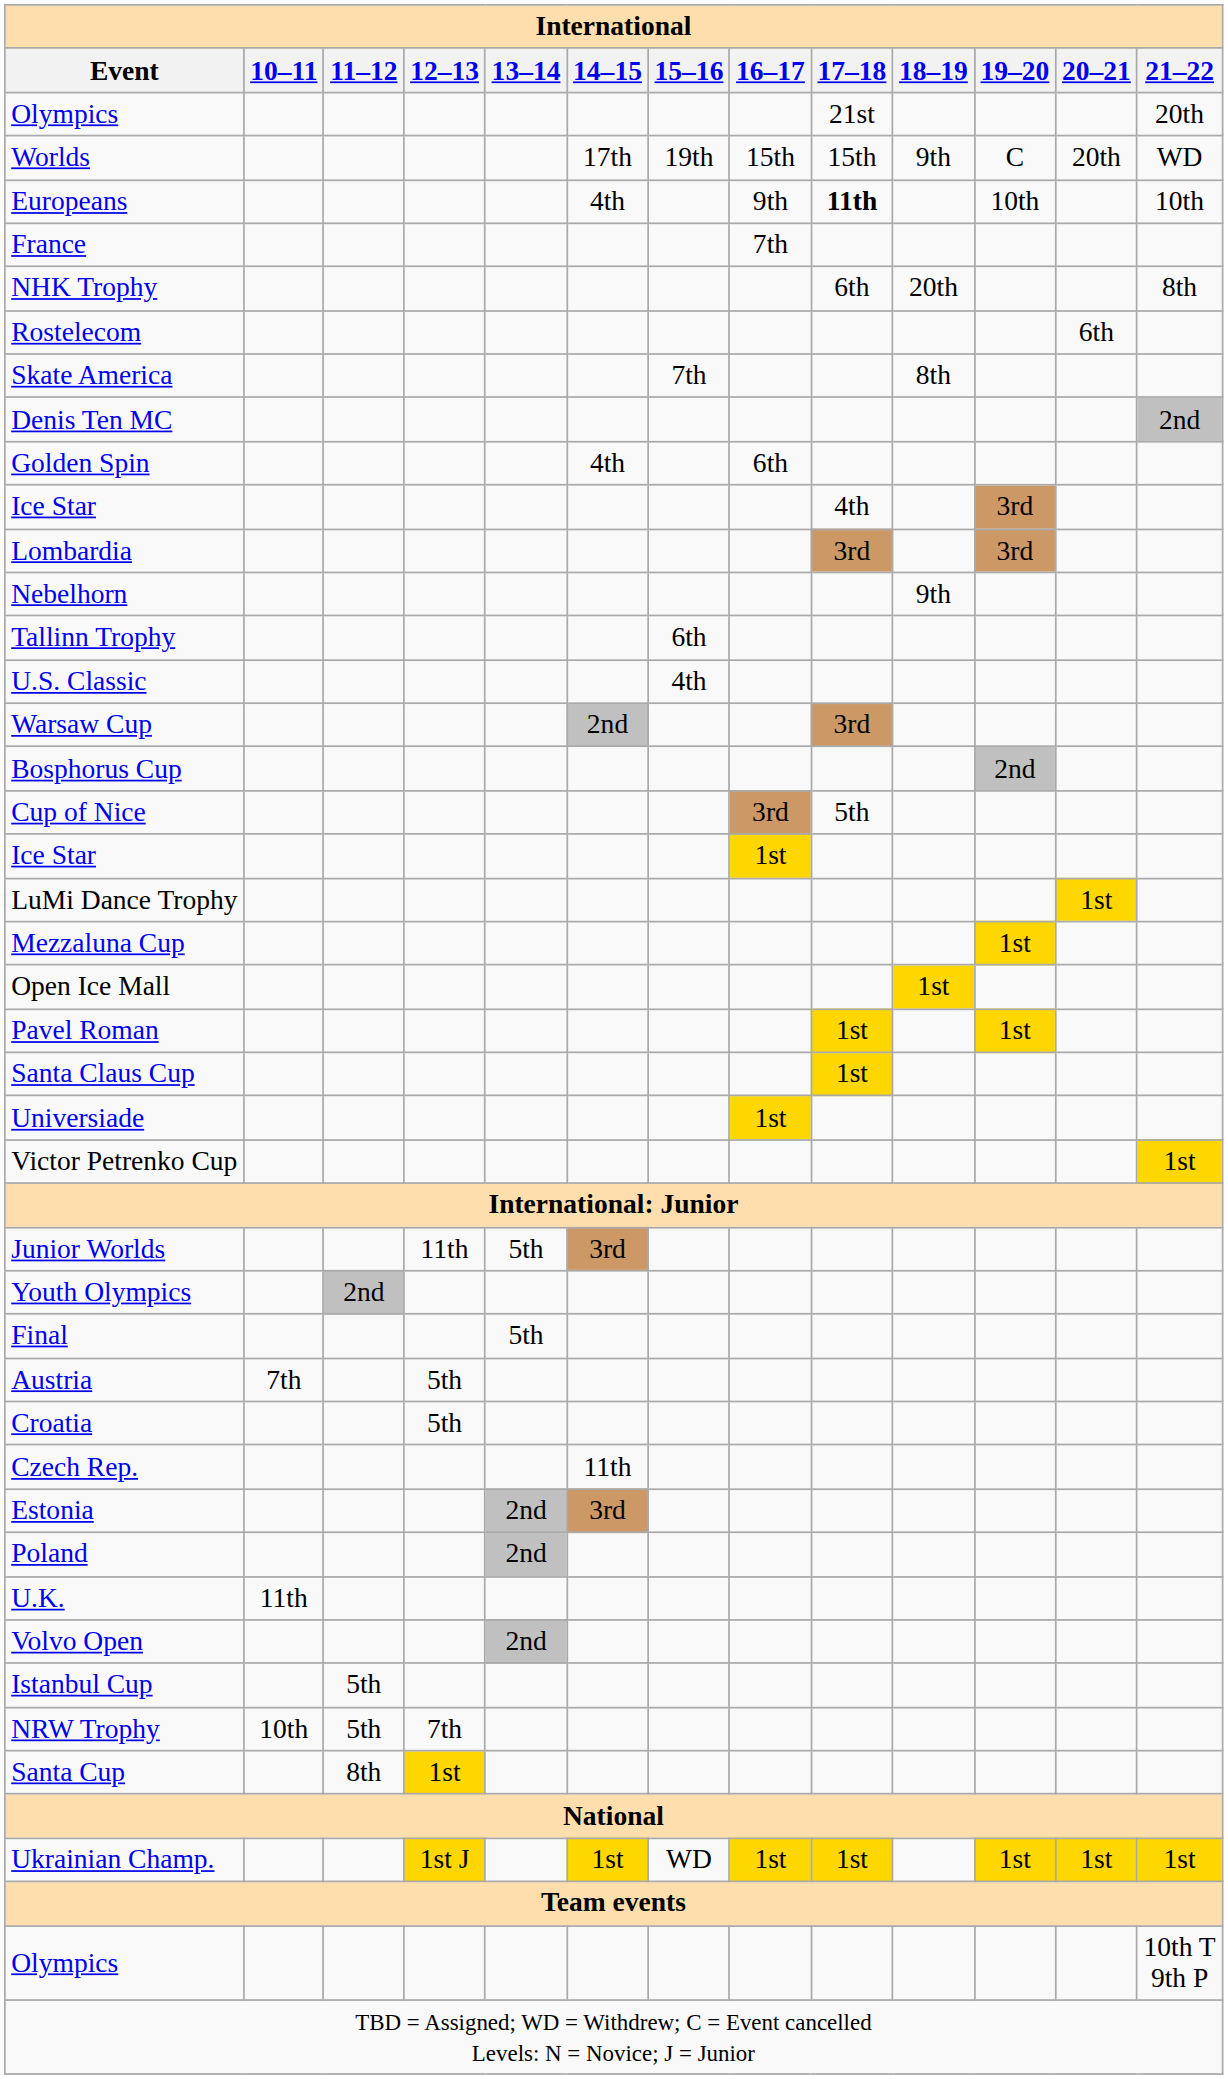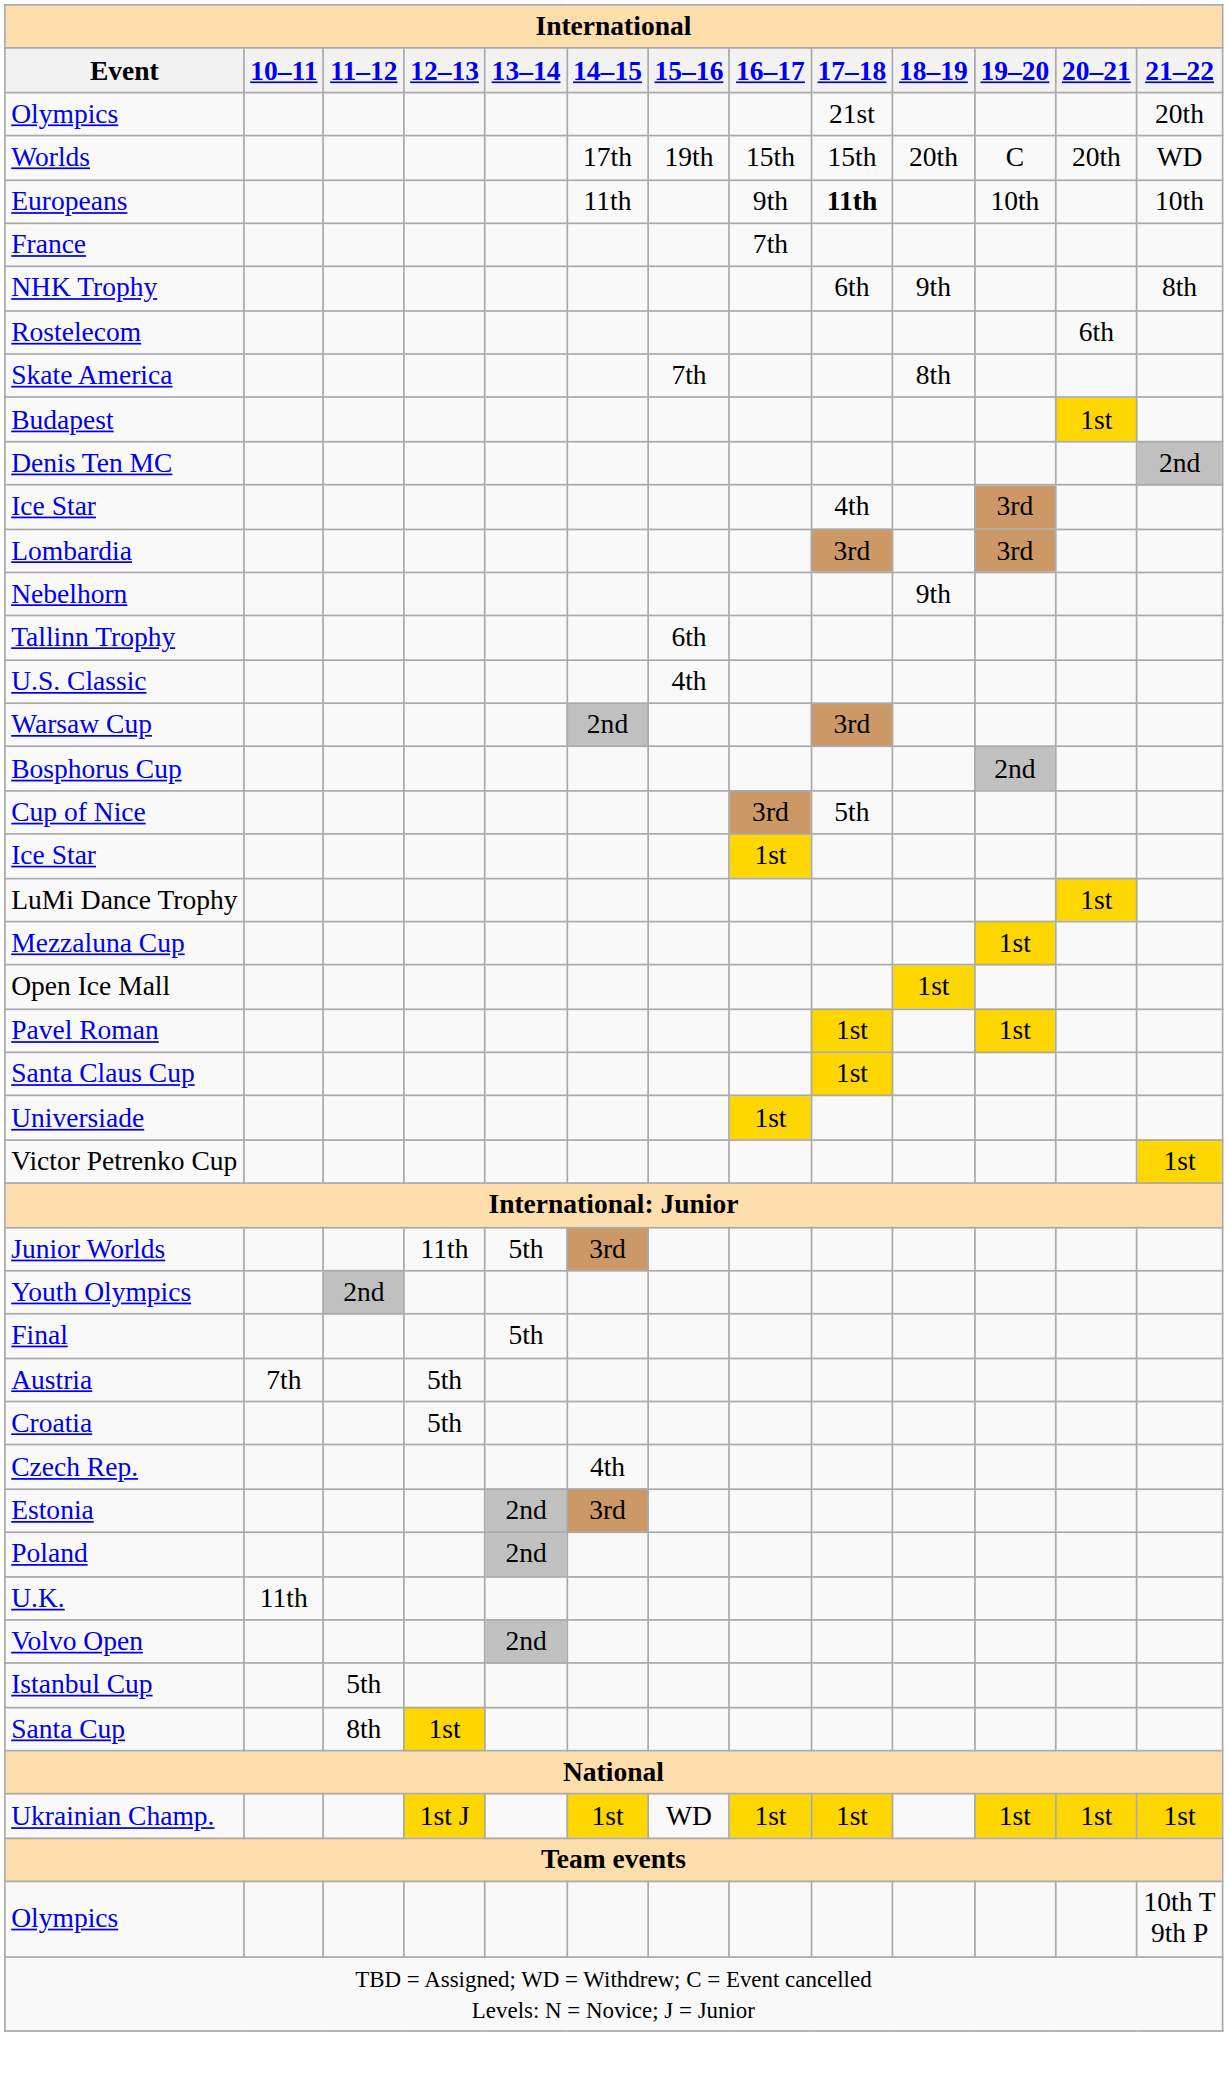(933, 157) 9th -> (933, 157) 20th
(607, 200) 4th -> (607, 200) 11th
(933, 288) 20th -> (933, 288) 9th
+ row: (62, 419)
- row: (80, 462)
(607, 1466) 11th -> (607, 1466) 4th
- row: (86, 1728)
